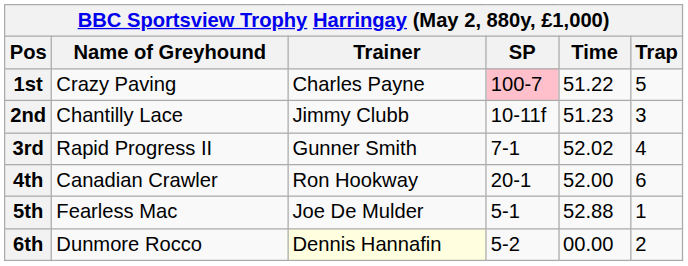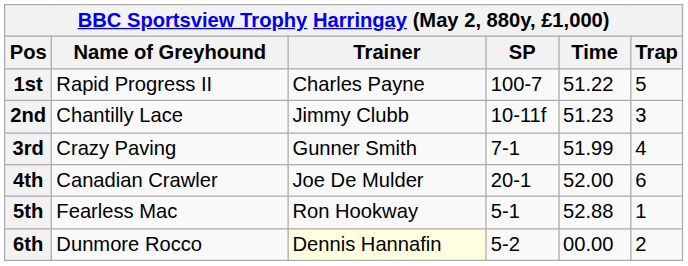(116, 84) Crazy Paving -> (134, 84) Rapid Progress II
(517, 84) pink background -> (517, 84) no background
(134, 148) Rapid Progress II -> (116, 148) Crazy Paving
(588, 148) 52.02 -> (588, 148) 51.99
(355, 180) Ron Hookway -> (358, 180) Joe De Mulder
(358, 212) Joe De Mulder -> (355, 212) Ron Hookway
